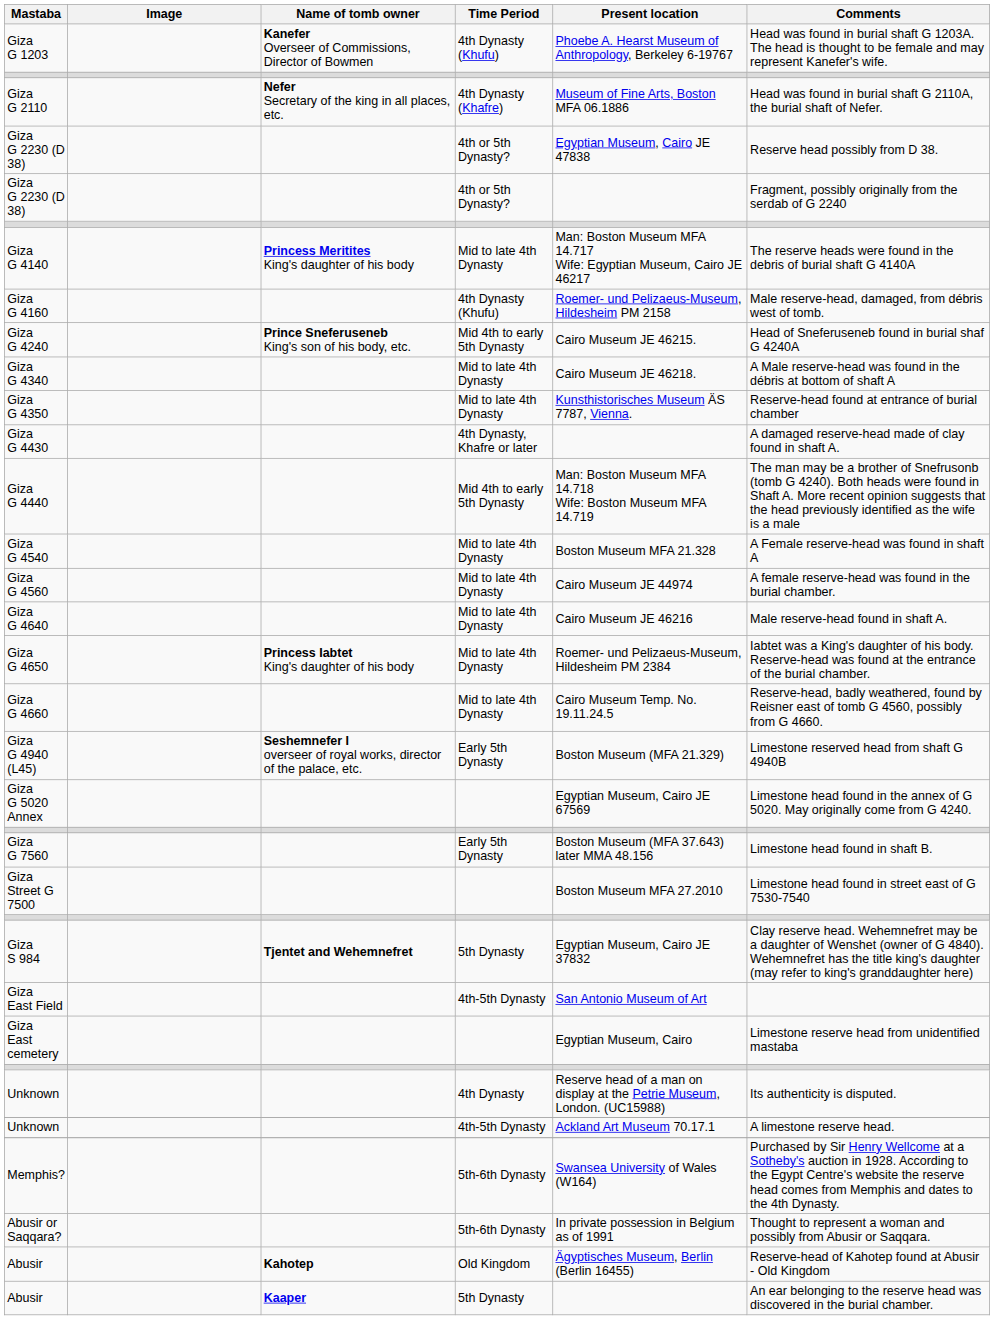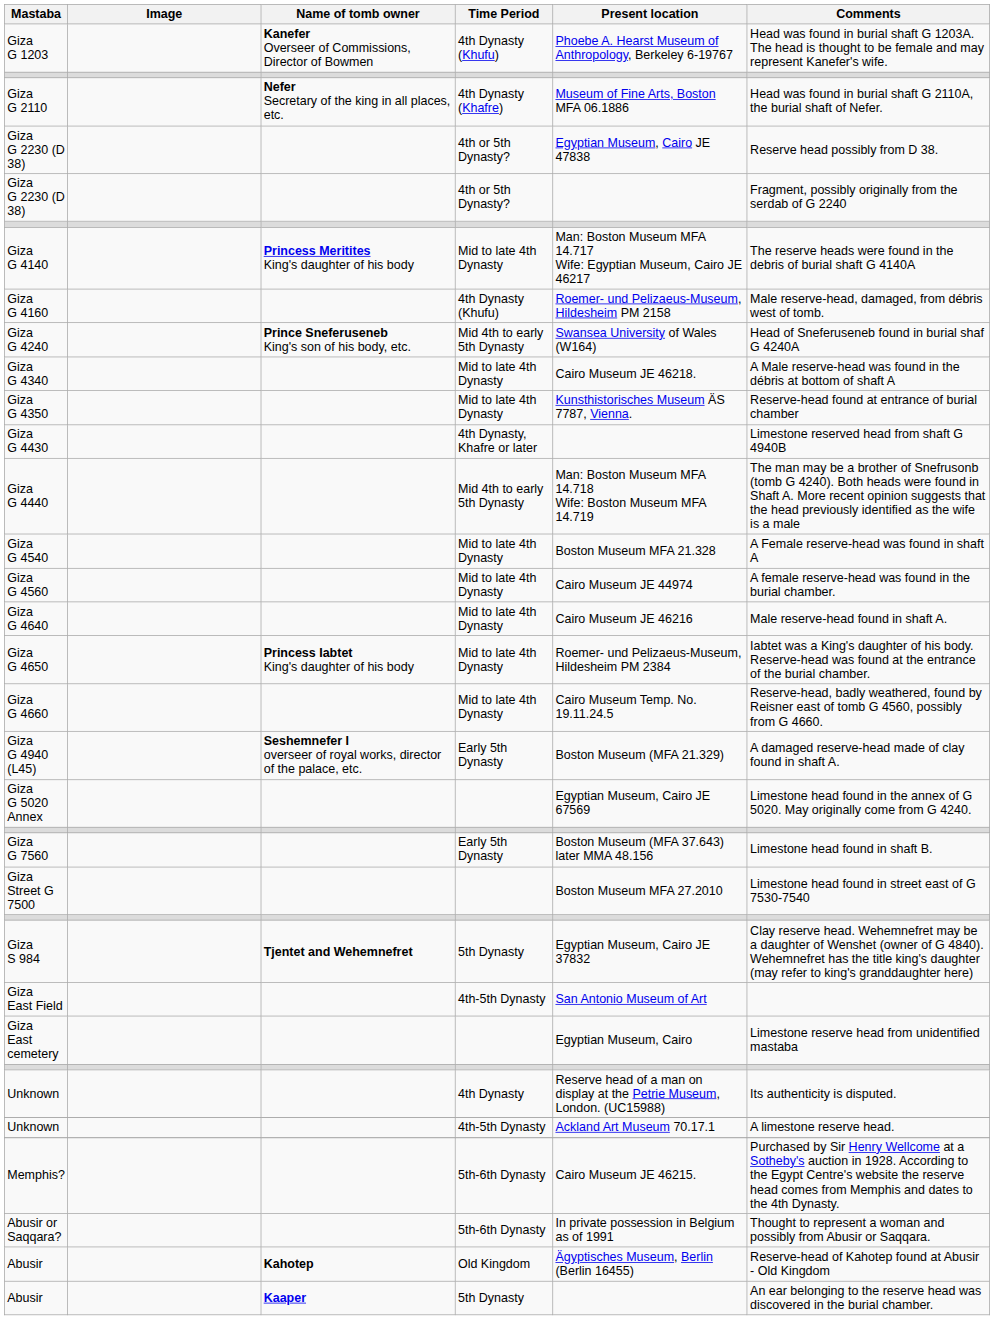(626, 339) Cairo Museum JE 46215. -> (636, 339) Swansea University of Wales (W164)
(857, 441) A damaged reserve-head made of clay found in shaft A. -> (857, 441) Limestone reserved head from shaft G 4940B
(857, 755) Limestone reserved head from shaft G 4940B -> (857, 755) A damaged reserve-head made of clay found in shaft A.
(636, 1175) Swansea University of Wales (W164) -> (626, 1175) Cairo Museum JE 46215.
